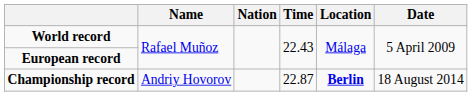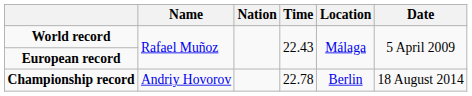(298, 79) 22.87 -> (298, 79) 22.78
(346, 79) bold -> (346, 79) normal
